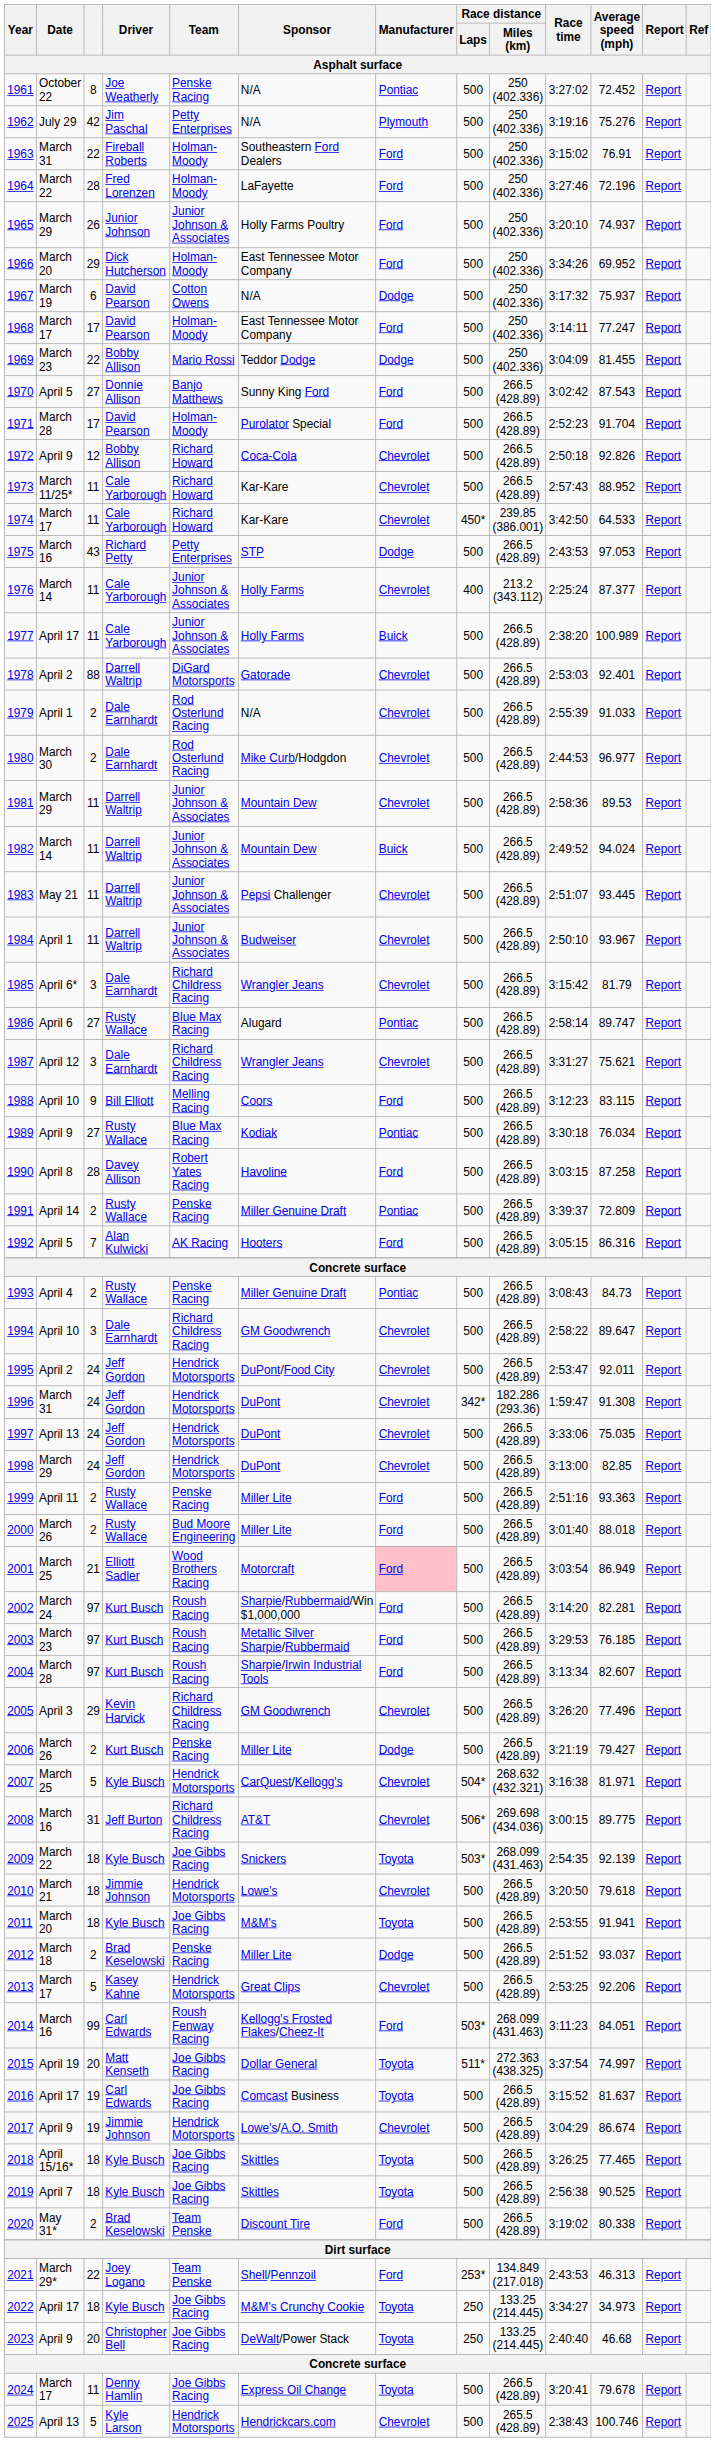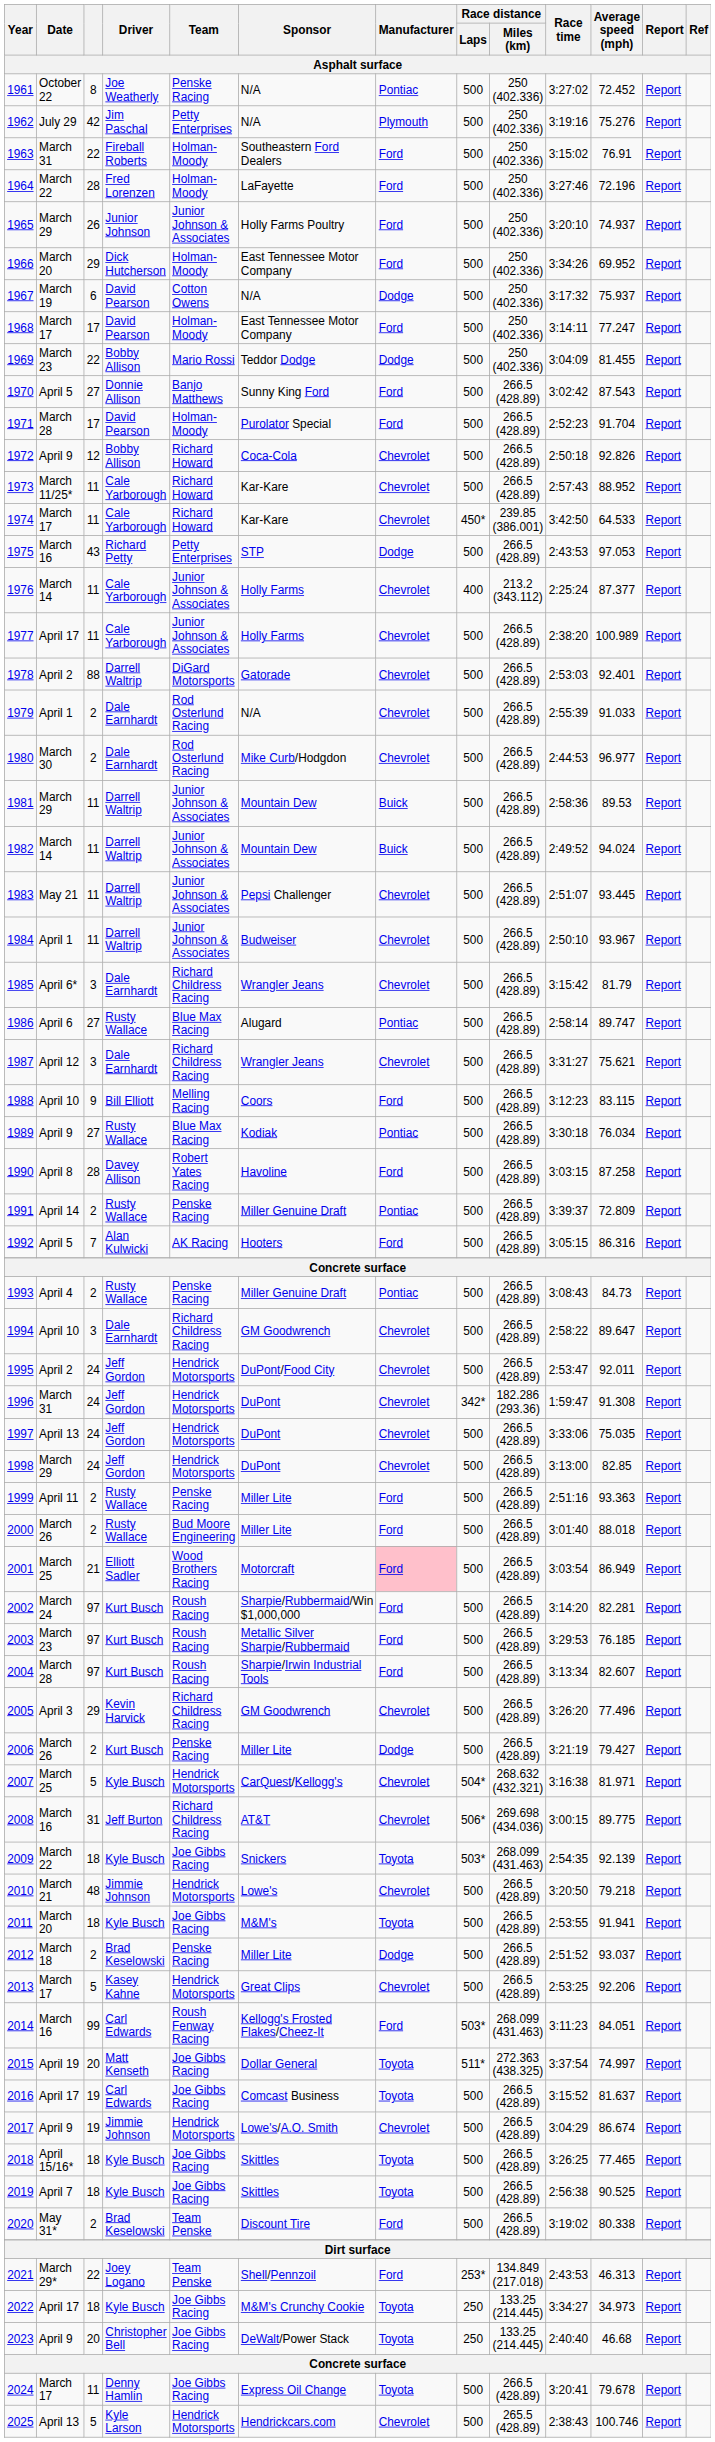(393, 636) Buick -> (404, 636) Chevrolet
(404, 804) Chevrolet -> (393, 804) Buick
(93, 1890) 18 -> (93, 1890) 48
(617, 1890) 79.618 -> (617, 1890) 79.218
